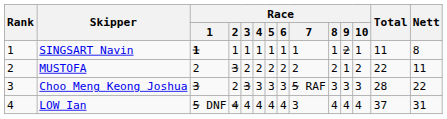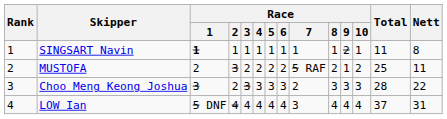(295, 68) 2 -> (309, 68) 5 RAF
(381, 68) 22 -> (381, 68) 25
(309, 86) 5 RAF -> (295, 86) 2
